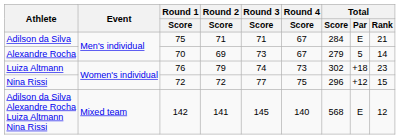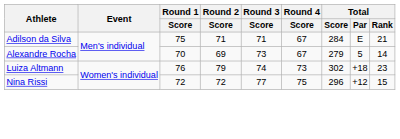- row: (41, 112)
